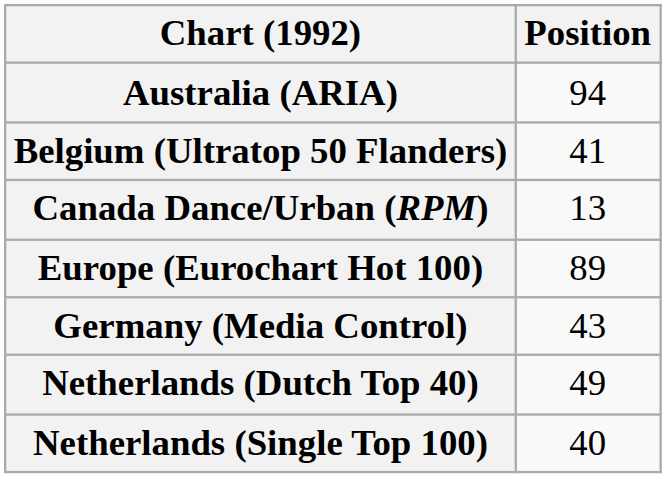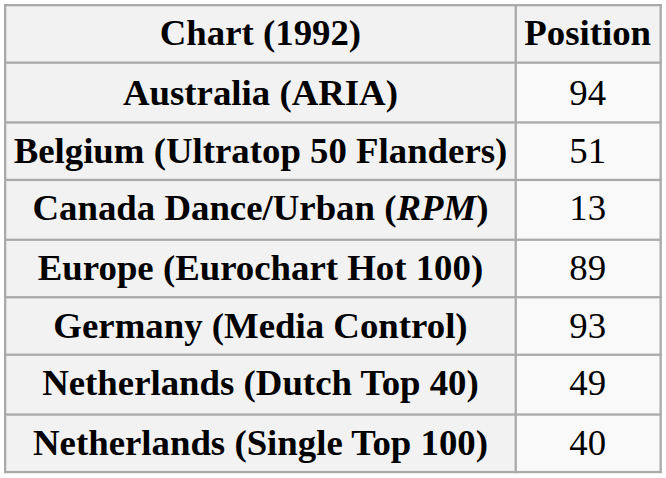(588, 150) 41 -> (588, 150) 51
(588, 325) 43 -> (588, 325) 93
